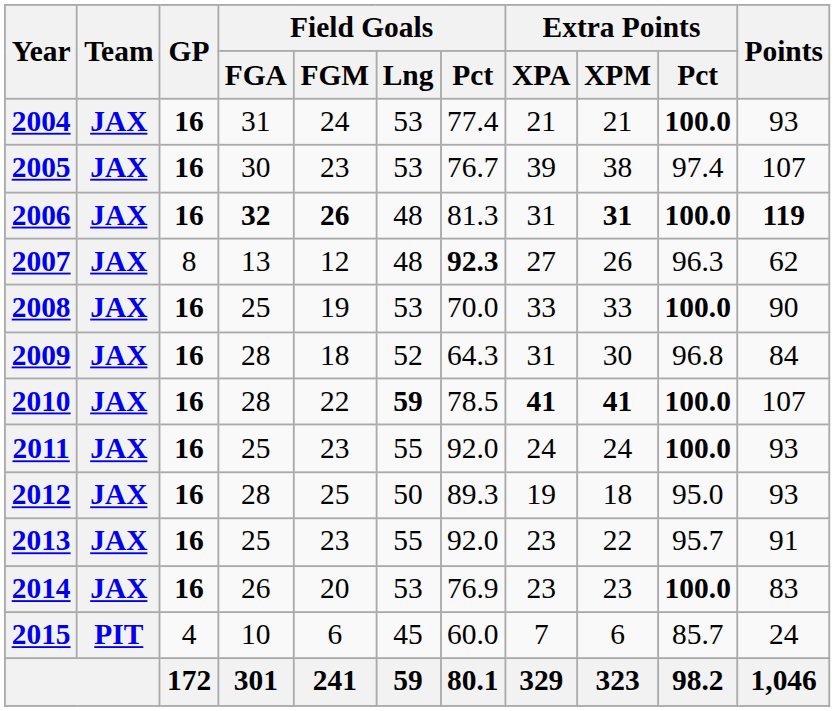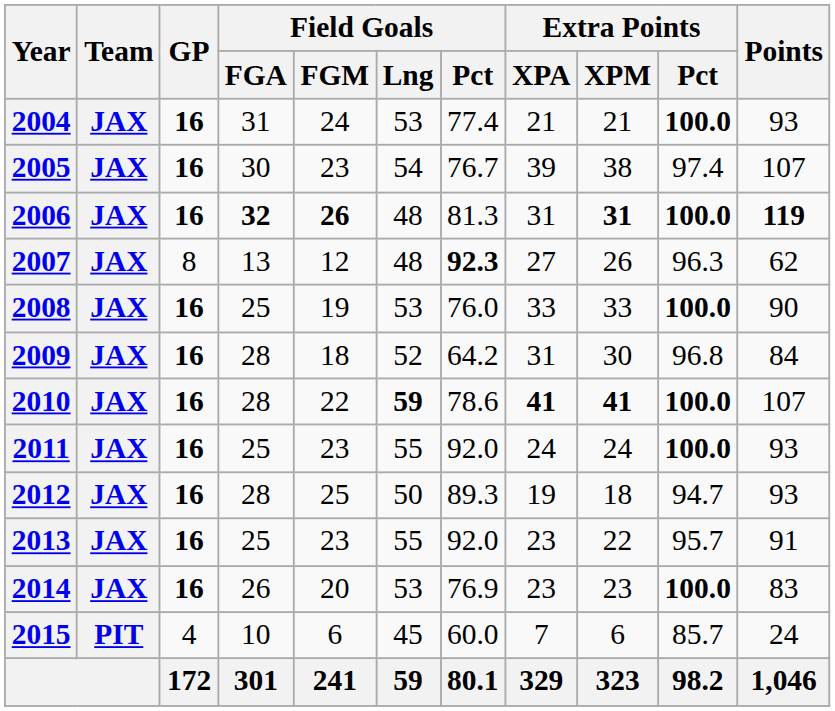(408, 167) 53 -> (408, 167) 54
(473, 307) 70.0 -> (473, 307) 76.0
(473, 354) 64.3 -> (473, 354) 64.2
(473, 401) 78.5 -> (473, 401) 78.6
(698, 494) 95.0 -> (698, 494) 94.7
